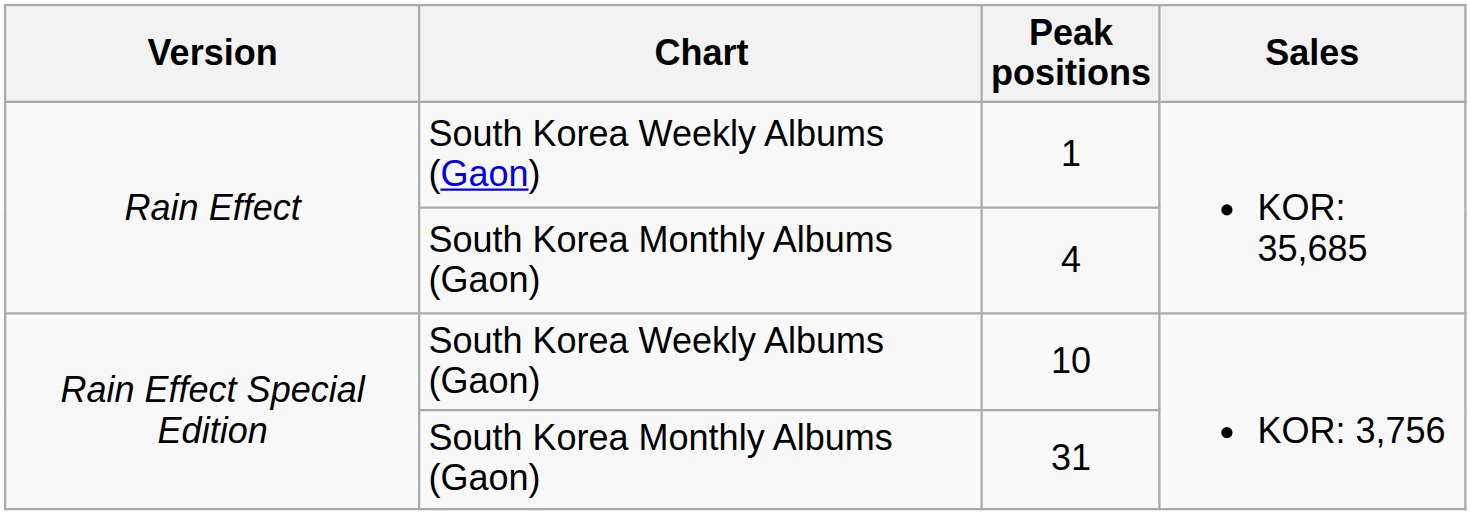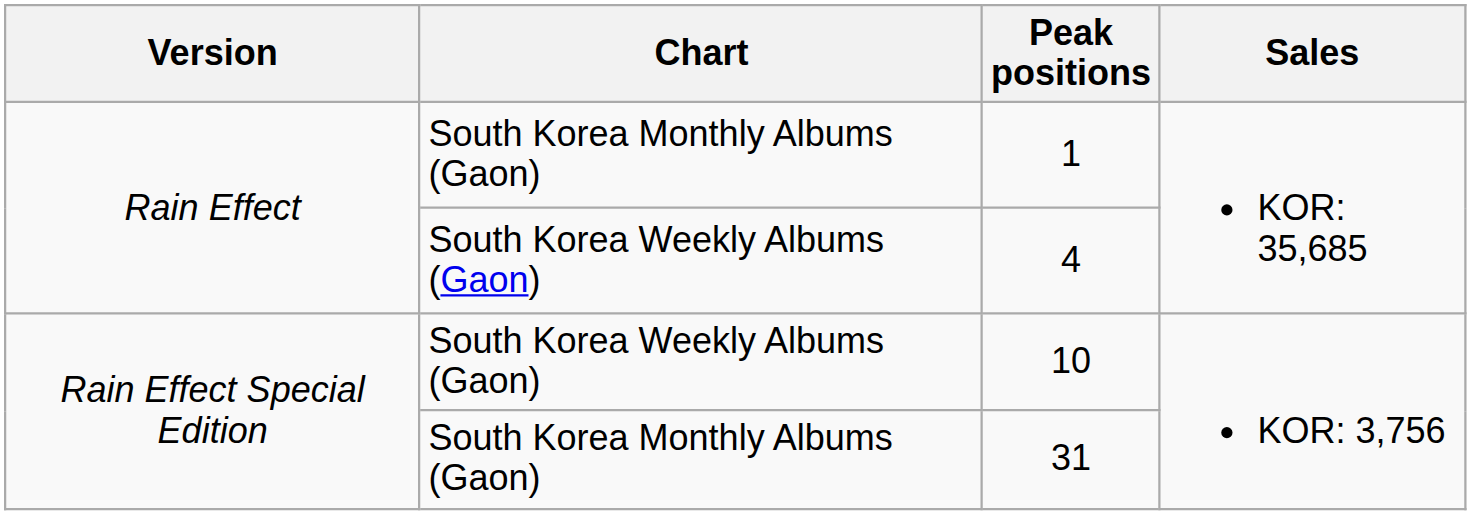(656, 154) South Korea Weekly Albums (Gaon) -> (661, 154) South Korea Monthly Albums (Gaon)
(661, 259) South Korea Monthly Albums (Gaon) -> (656, 259) South Korea Weekly Albums (Gaon)
